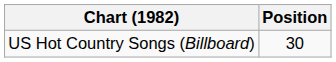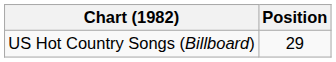(295, 43) 30 -> (295, 43) 29
